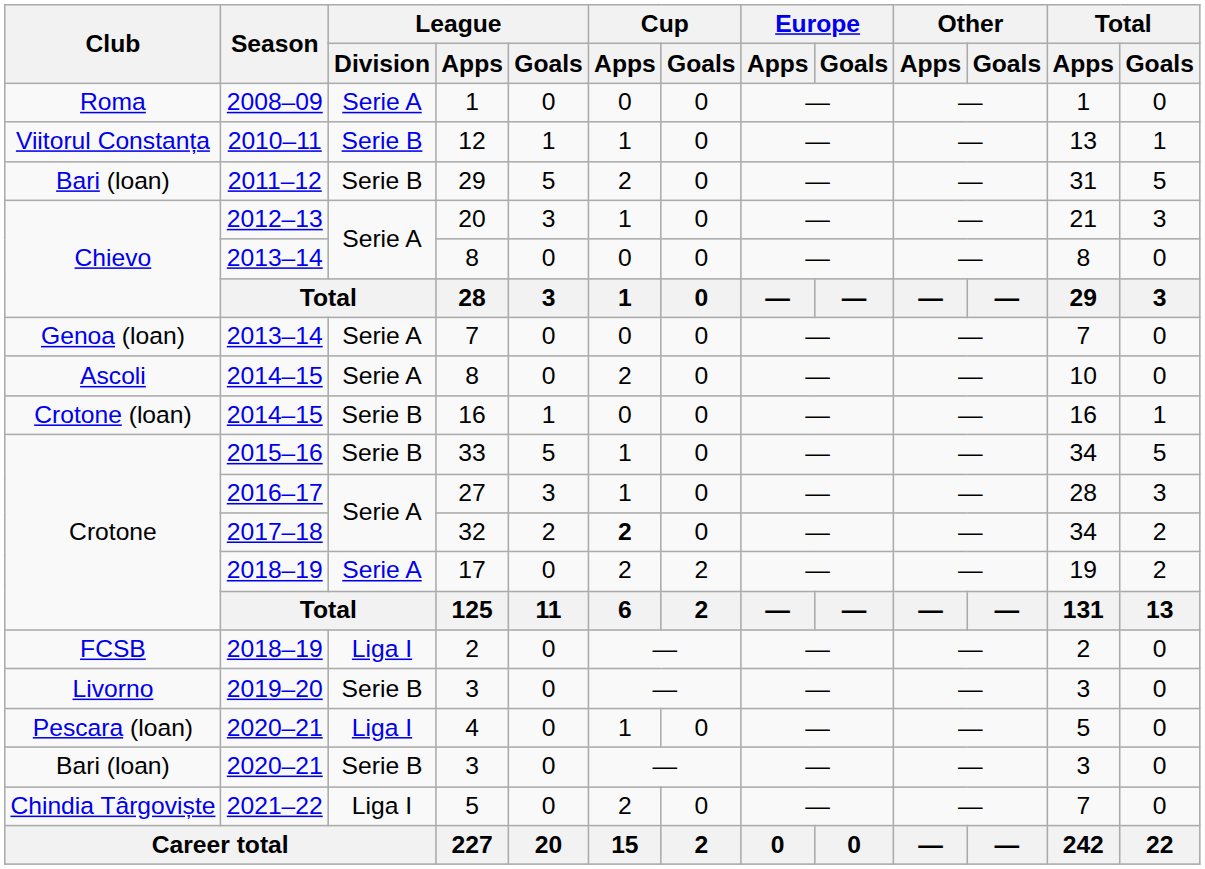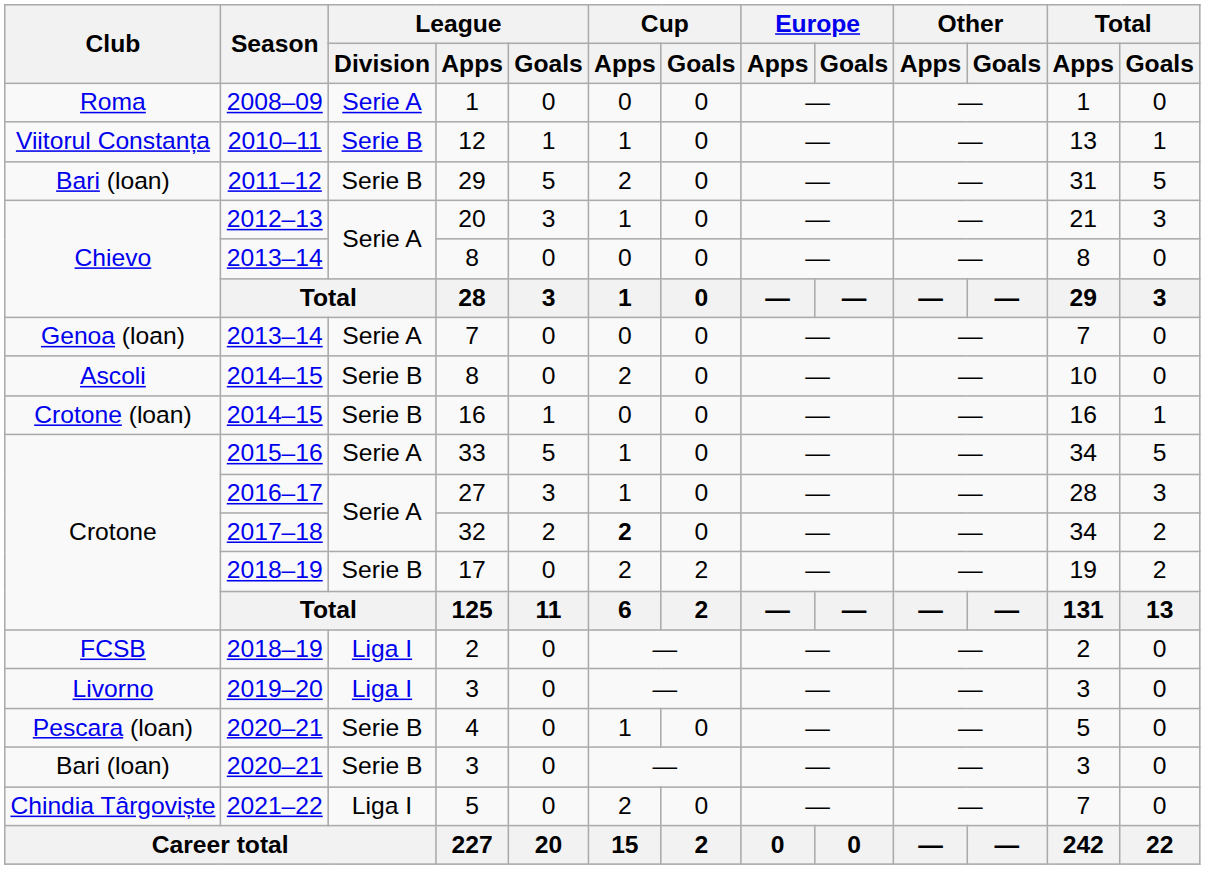(382, 375) Serie A -> (382, 375) Serie B
(382, 453) Serie B -> (382, 453) Serie A
(382, 571) Serie A -> (382, 571) Serie B
(382, 688) Serie B -> (382, 688) Liga I
(382, 727) Liga I -> (382, 727) Serie B
